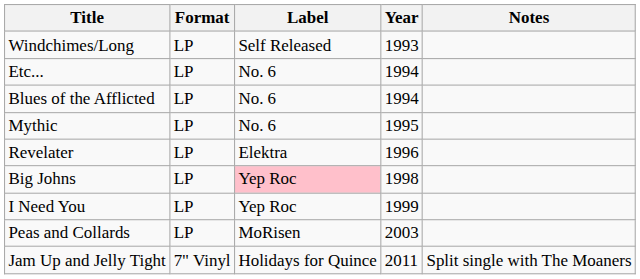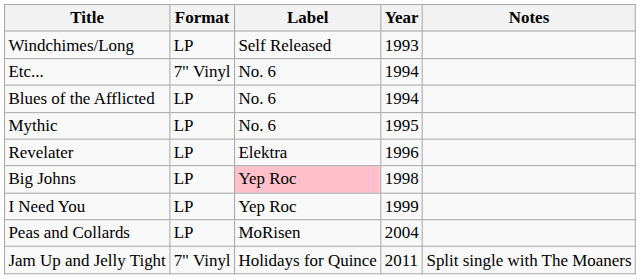(184, 71) LP -> (202, 71) 7" Vinyl
(402, 233) 2003 -> (402, 233) 2004
